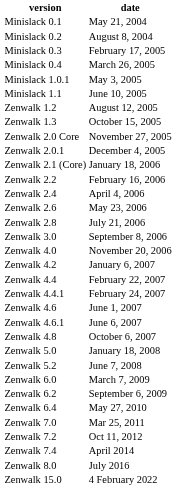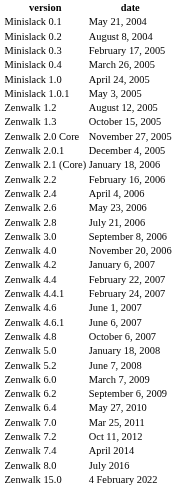+ row: (33, 79)
- row: (33, 93)
